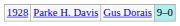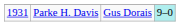(18, 13) 1928 -> (18, 13) 1931
